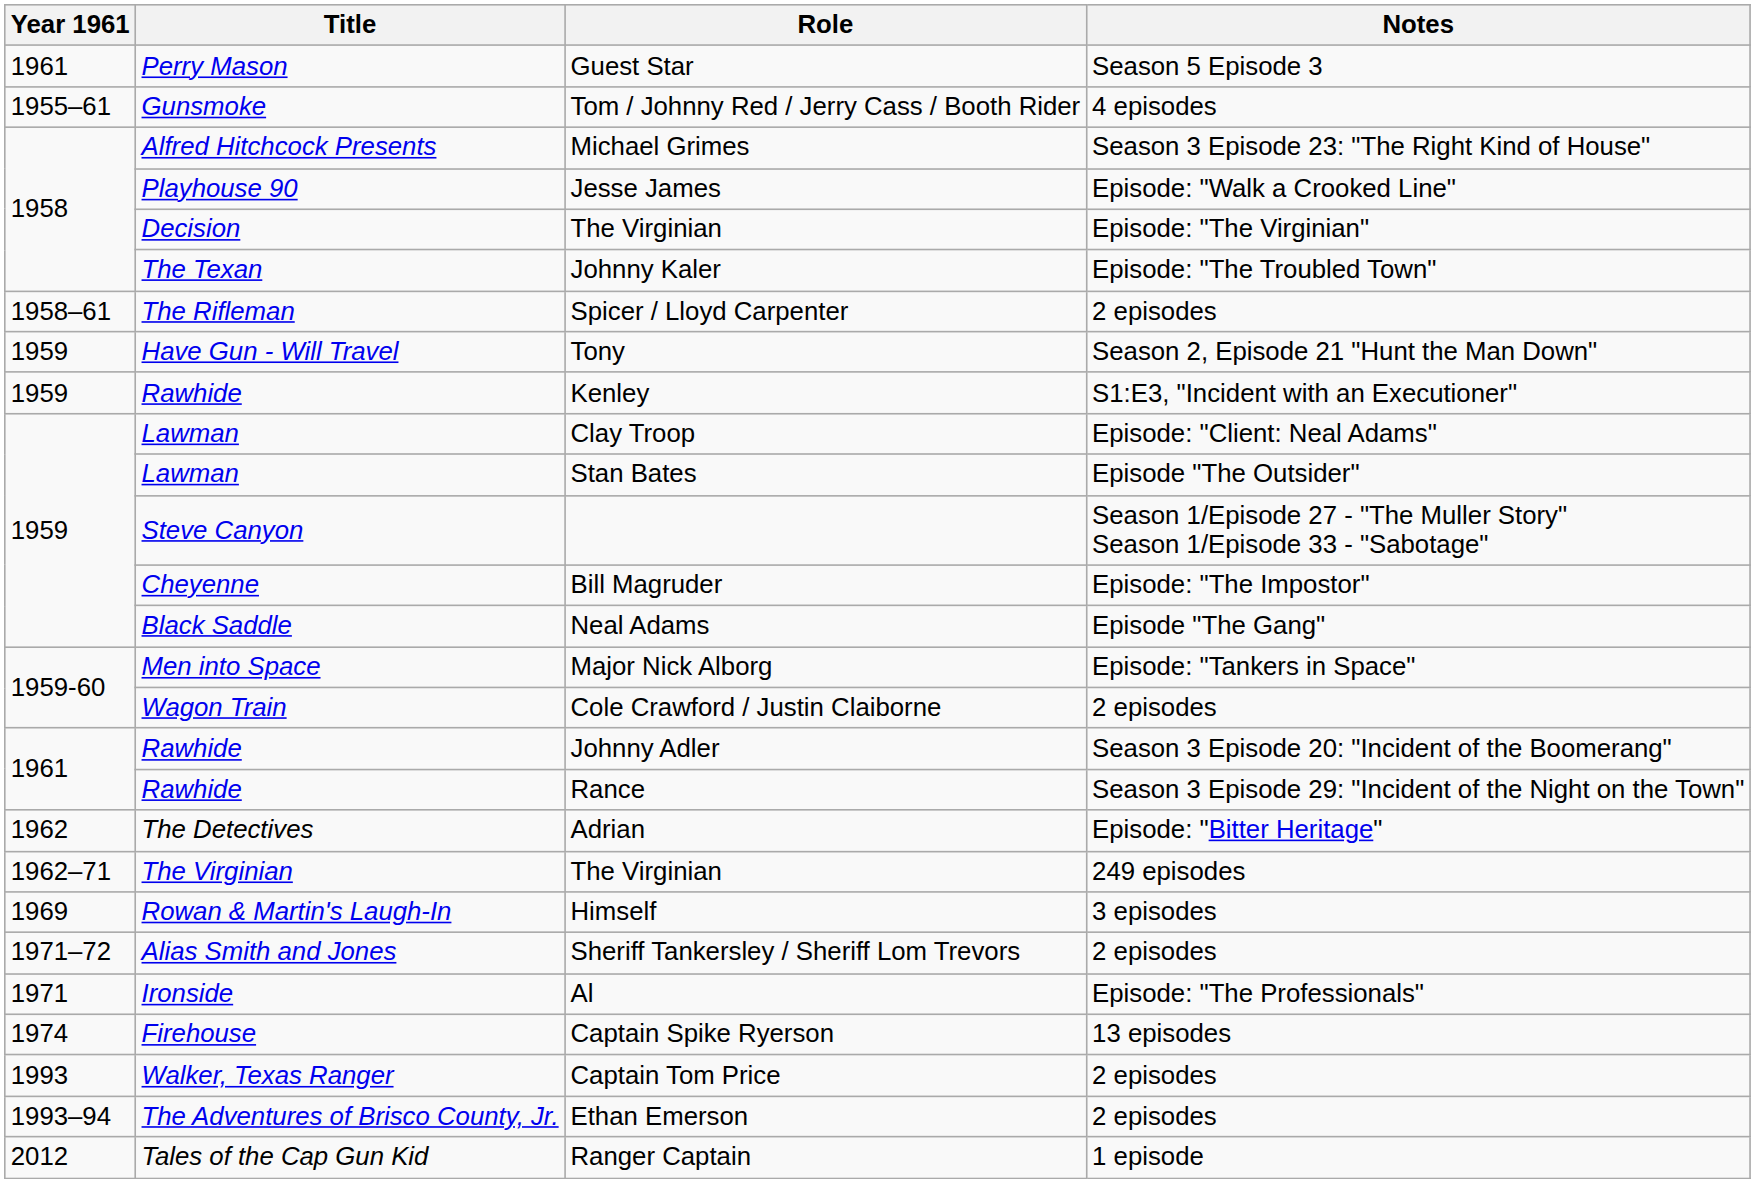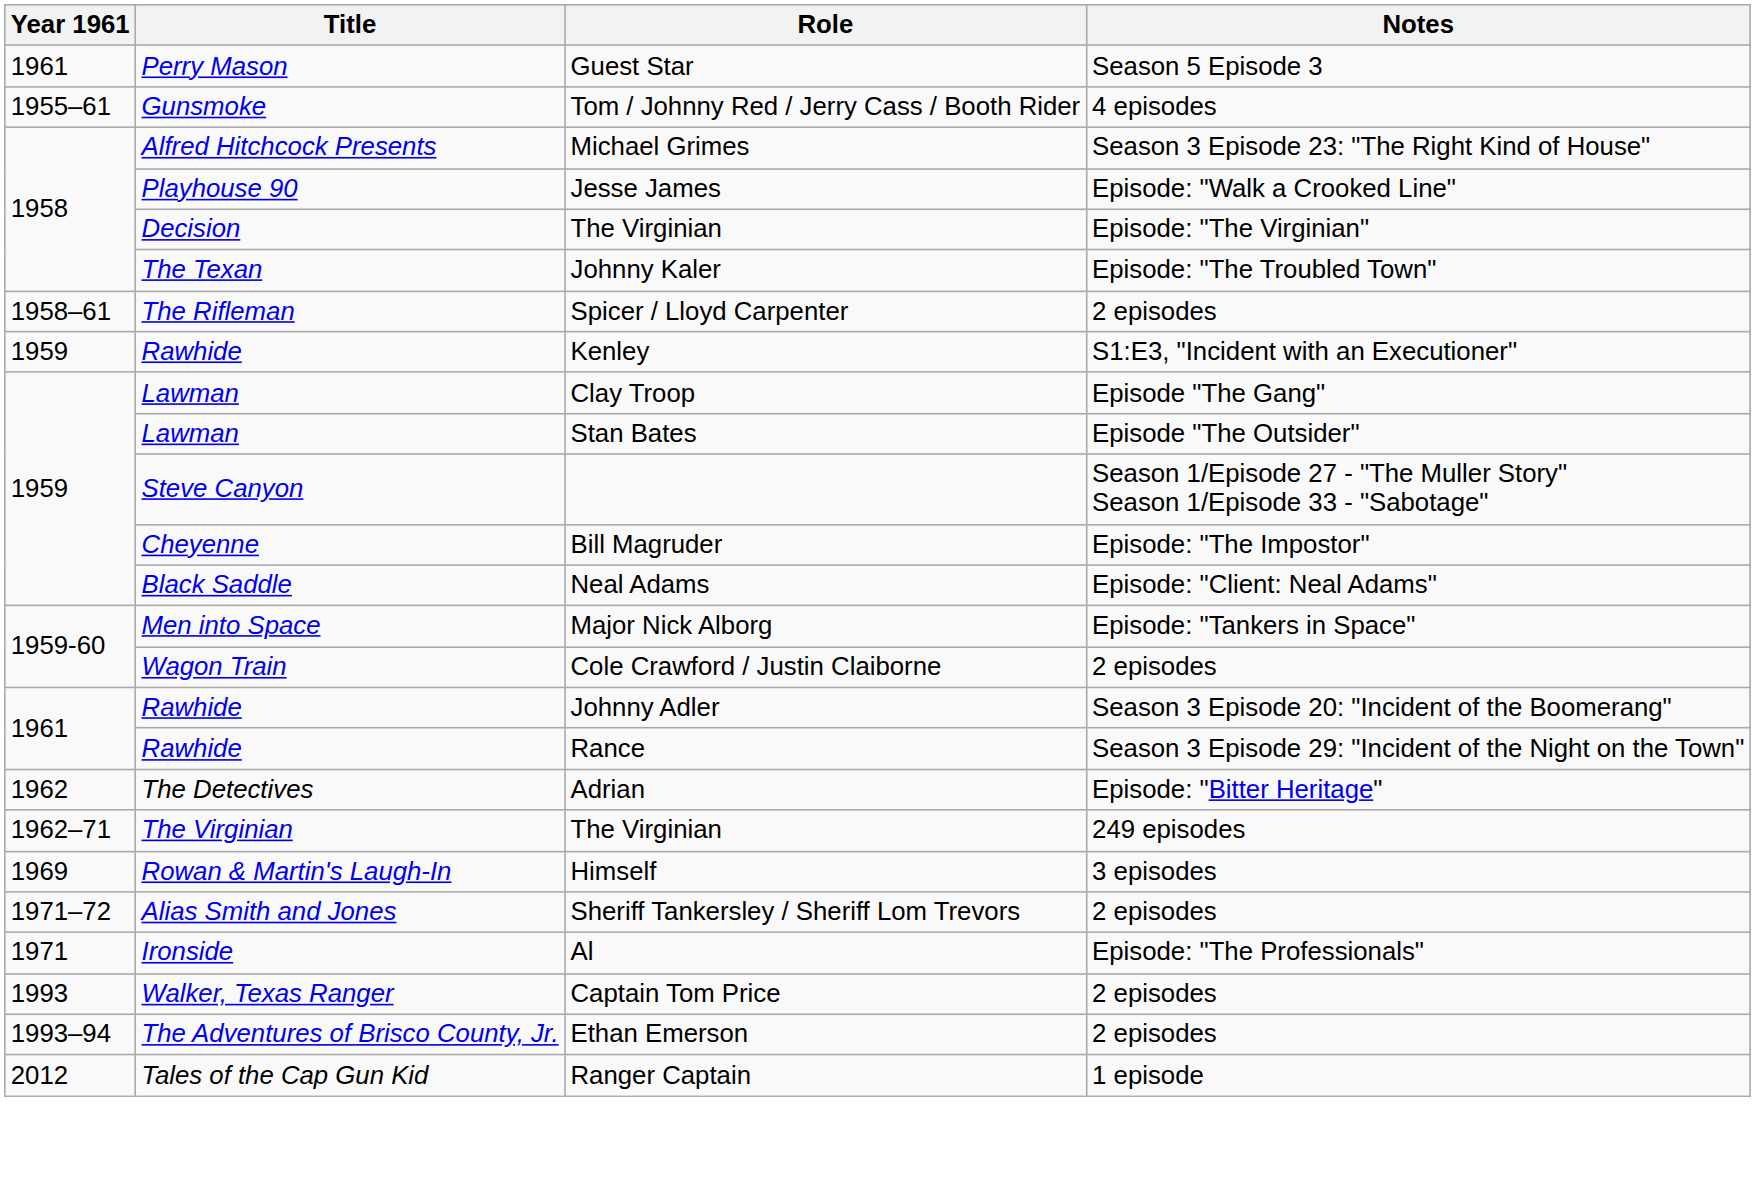- row: (270, 351)
(1264, 433) Episode: "Client: Neal Adams" -> (1209, 392) Episode "The Gang"
(1209, 625) Episode "The Gang" -> (1264, 585) Episode: "Client: Neal Adams"
- row: (199, 1034)
